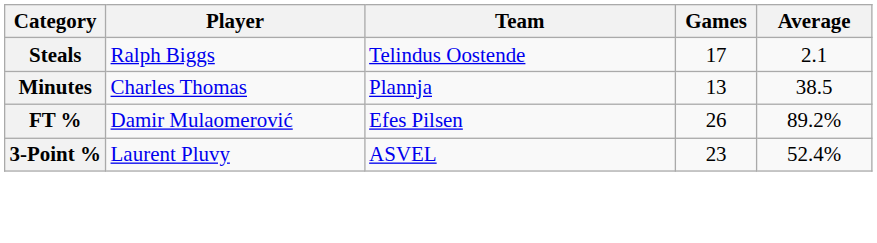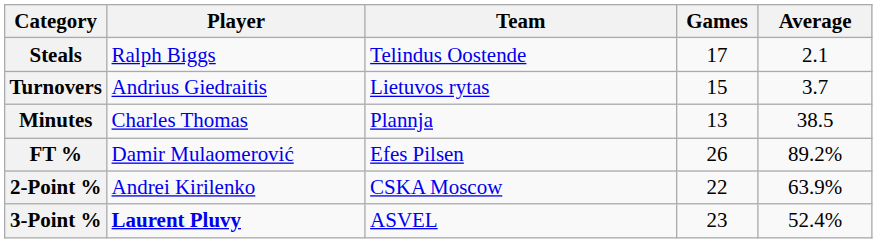+ row: (56, 87)
+ row: (56, 187)
(170, 154) normal -> (176, 220) bold
